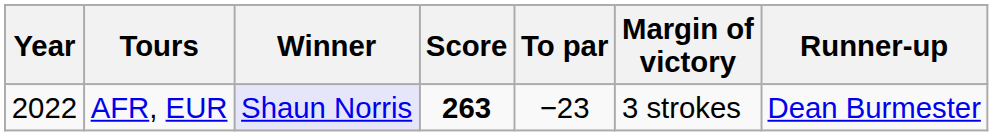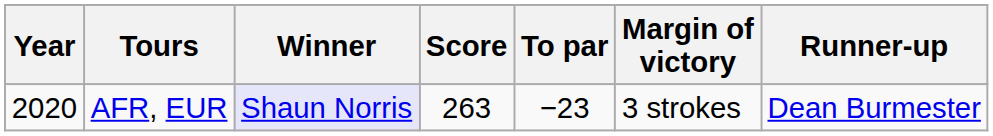(44, 108) 2022 -> (44, 108) 2020
(467, 108) bold -> (467, 108) normal
